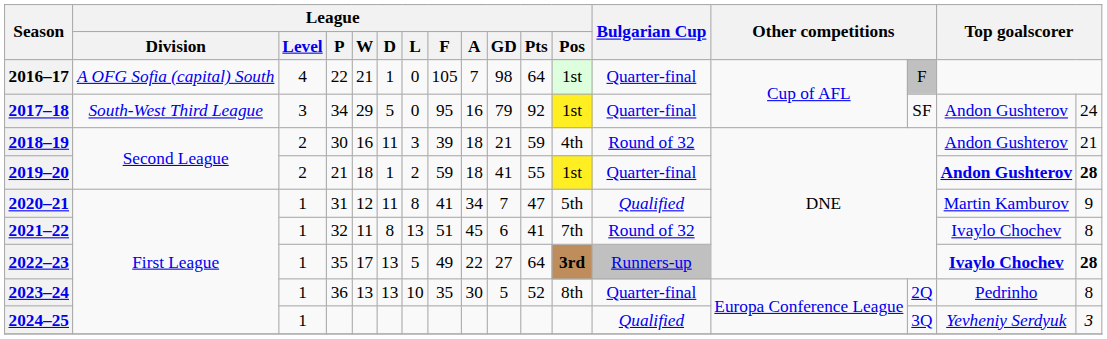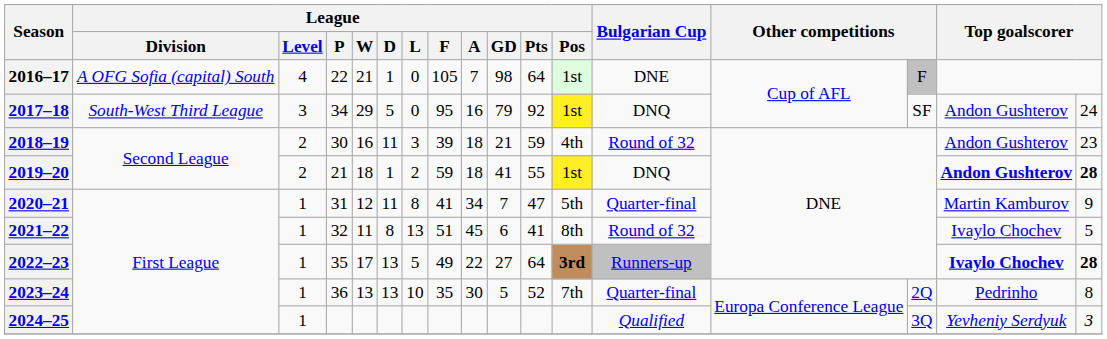(651, 76) Quarter-final -> (651, 76) DNE
(651, 110) Quarter-final -> (651, 110) DNQ
(1089, 141) 21 -> (1089, 141) 23
(651, 172) Quarter-final -> (651, 172) DNQ
(651, 203) Qualified -> (651, 203) Quarter-final
(572, 230) 7th -> (572, 230) 8th
(1089, 230) 8 -> (1089, 230) 5
(572, 292) 8th -> (572, 292) 7th
